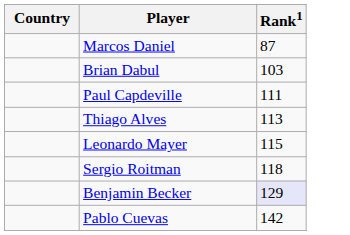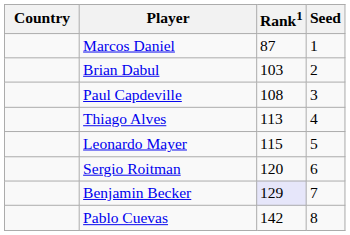+ column: (325, 18)
(271, 94) 111 -> (272, 94) 108
(271, 168) 118 -> (272, 168) 120
